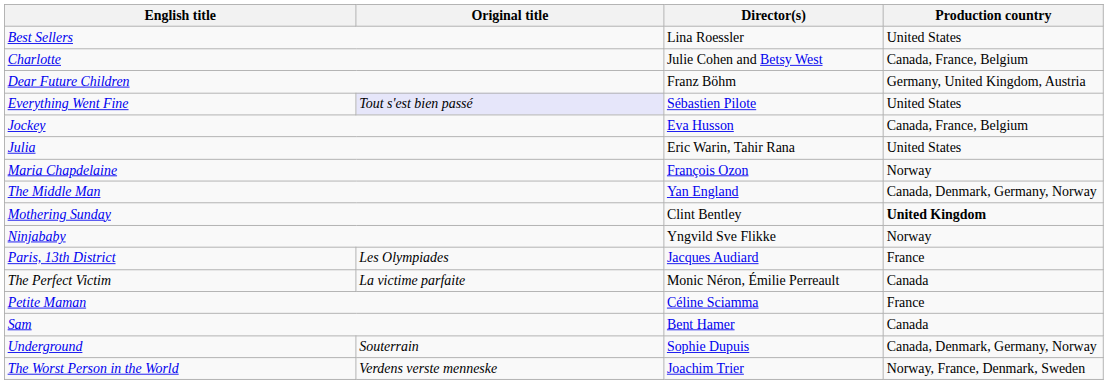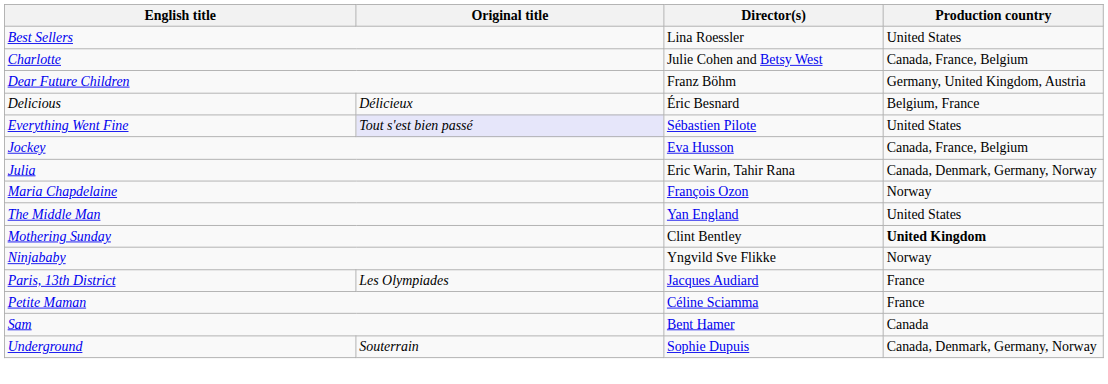+ row: (34, 103)
(924, 147) United States -> (992, 170) Canada, Denmark, Germany, Norway
(992, 192) Canada, Denmark, Germany, Norway -> (924, 214) United States
- row: (59, 280)
- row: (93, 368)
